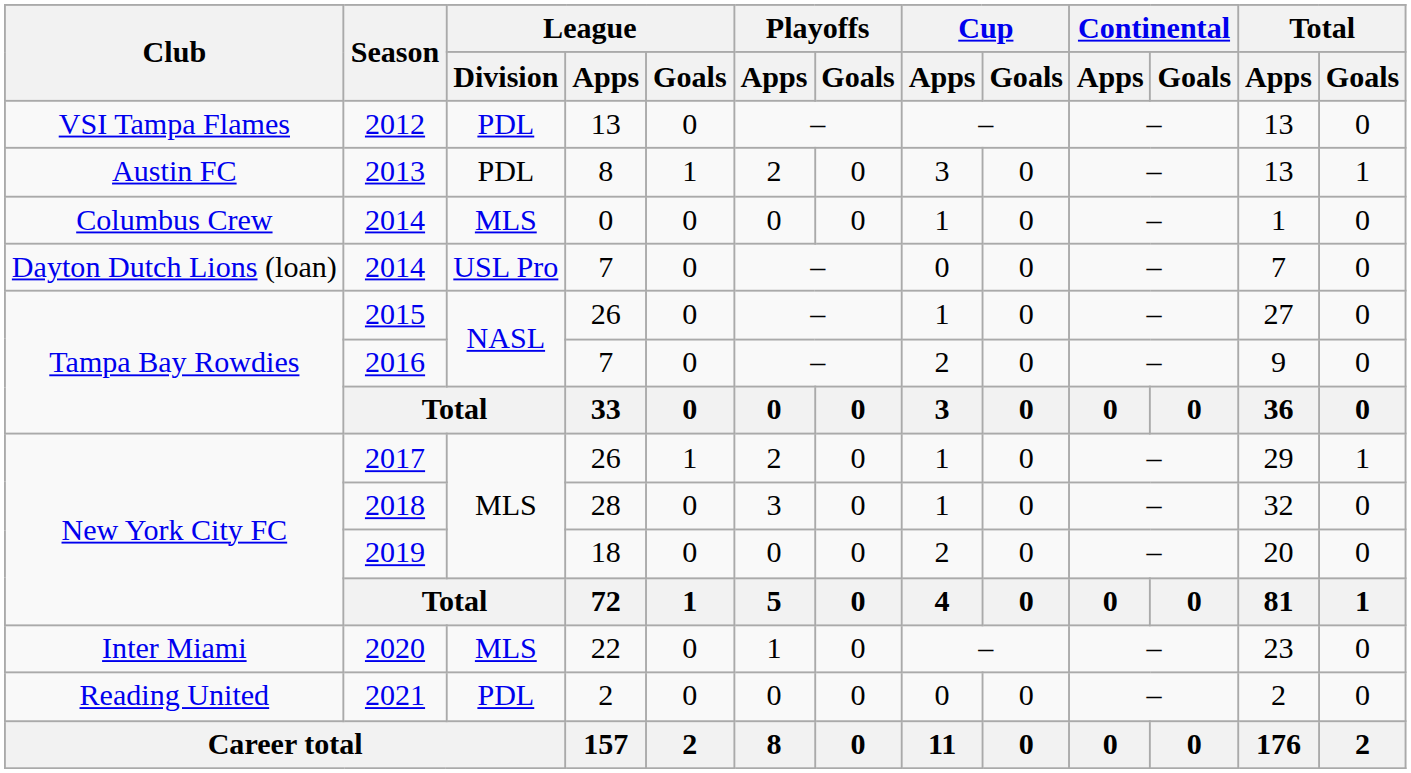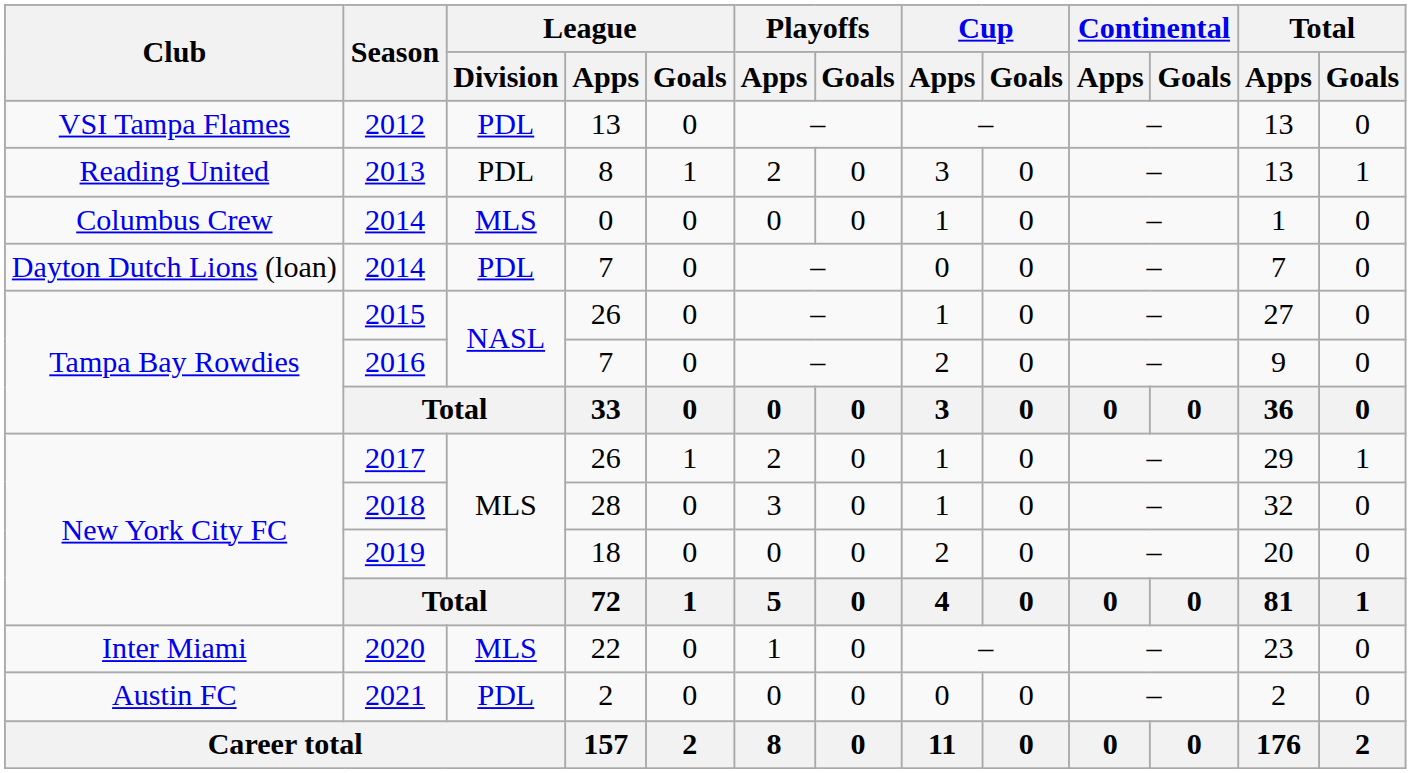(174, 171) Austin FC -> (174, 171) Reading United
(506, 266) USL Pro -> (506, 266) PDL
(174, 696) Reading United -> (174, 696) Austin FC
